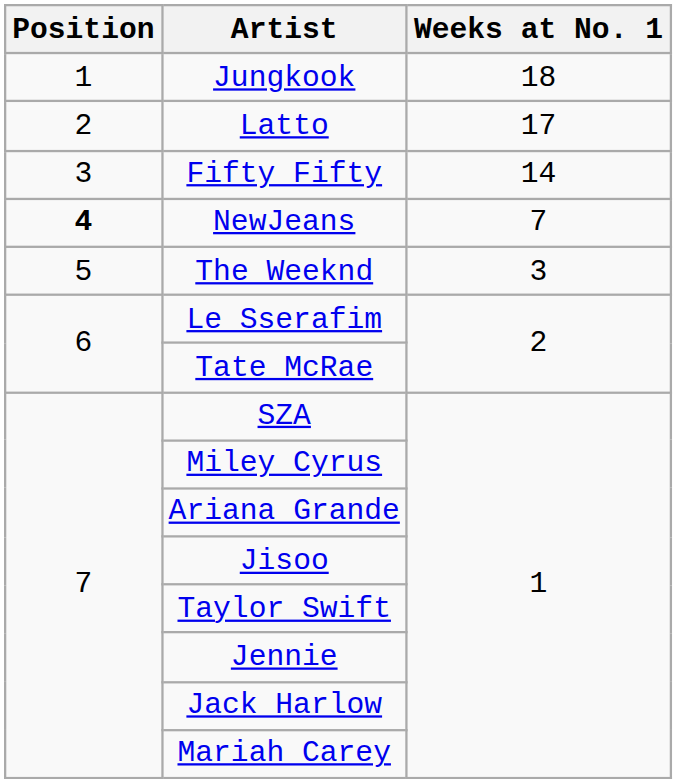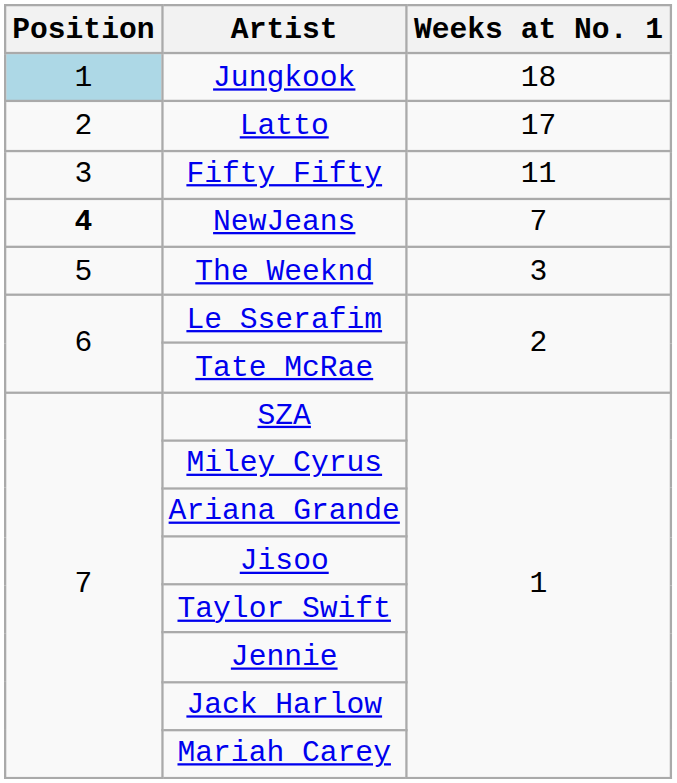(83, 78) no background -> (83, 78) lightblue background
(538, 174) 14 -> (538, 174) 11
